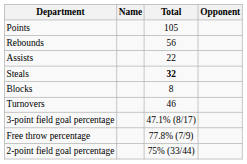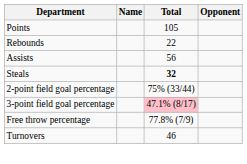(171, 43) 56 -> (171, 43) 22
(171, 58) 22 -> (171, 58) 56
- row: (20, 89)
rows swapped: (60, 151) <-> (26, 105)
(171, 120) no background -> (171, 105) pink background
